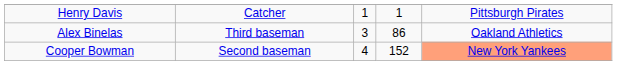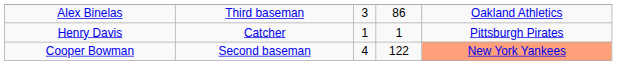rows swapped: (90, 13) <-> (90, 32)
(399, 51) 152 -> (399, 51) 122
